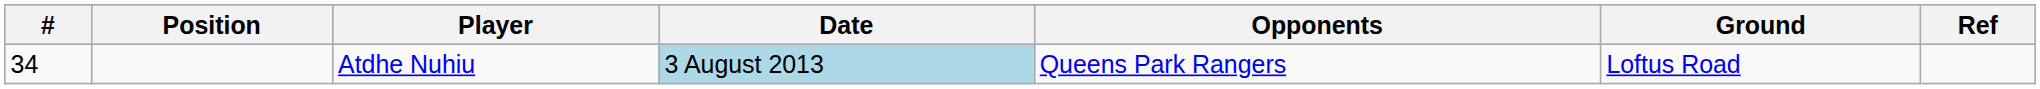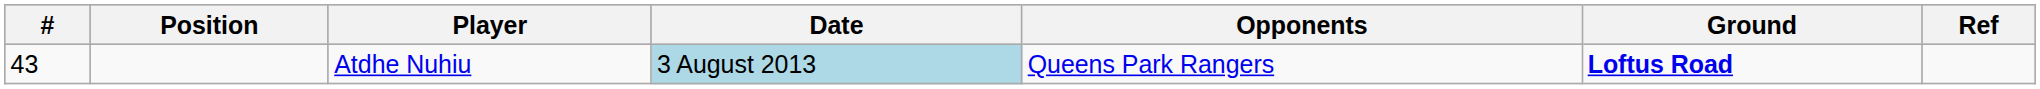(24, 64) 34 -> (24, 64) 43
(1674, 64) normal -> (1660, 64) bold
